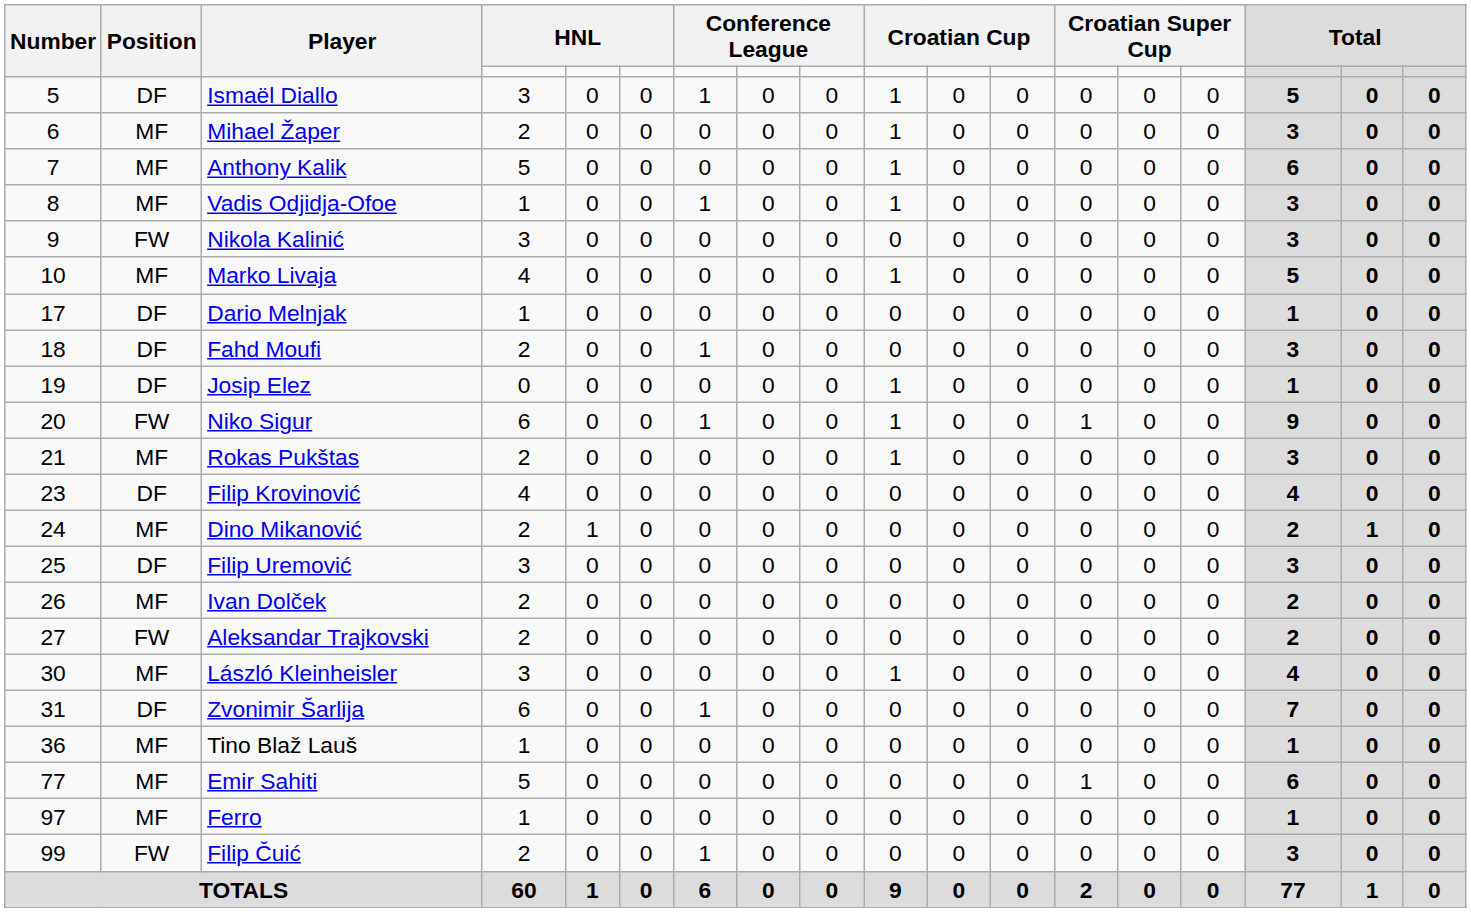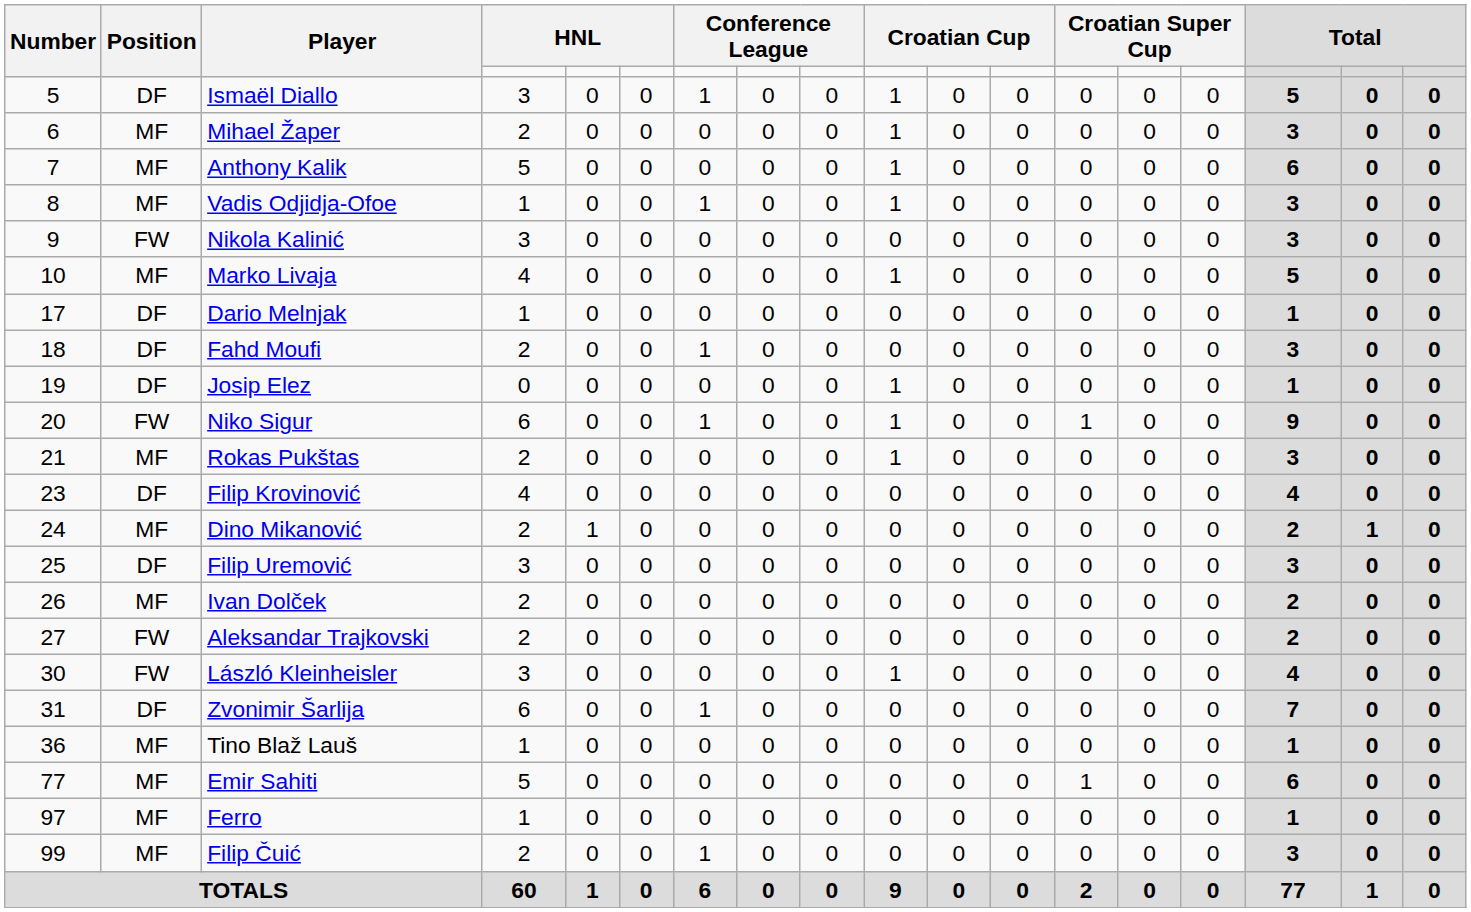(152, 673) MF -> (152, 673) FW
(152, 853) FW -> (152, 853) MF
